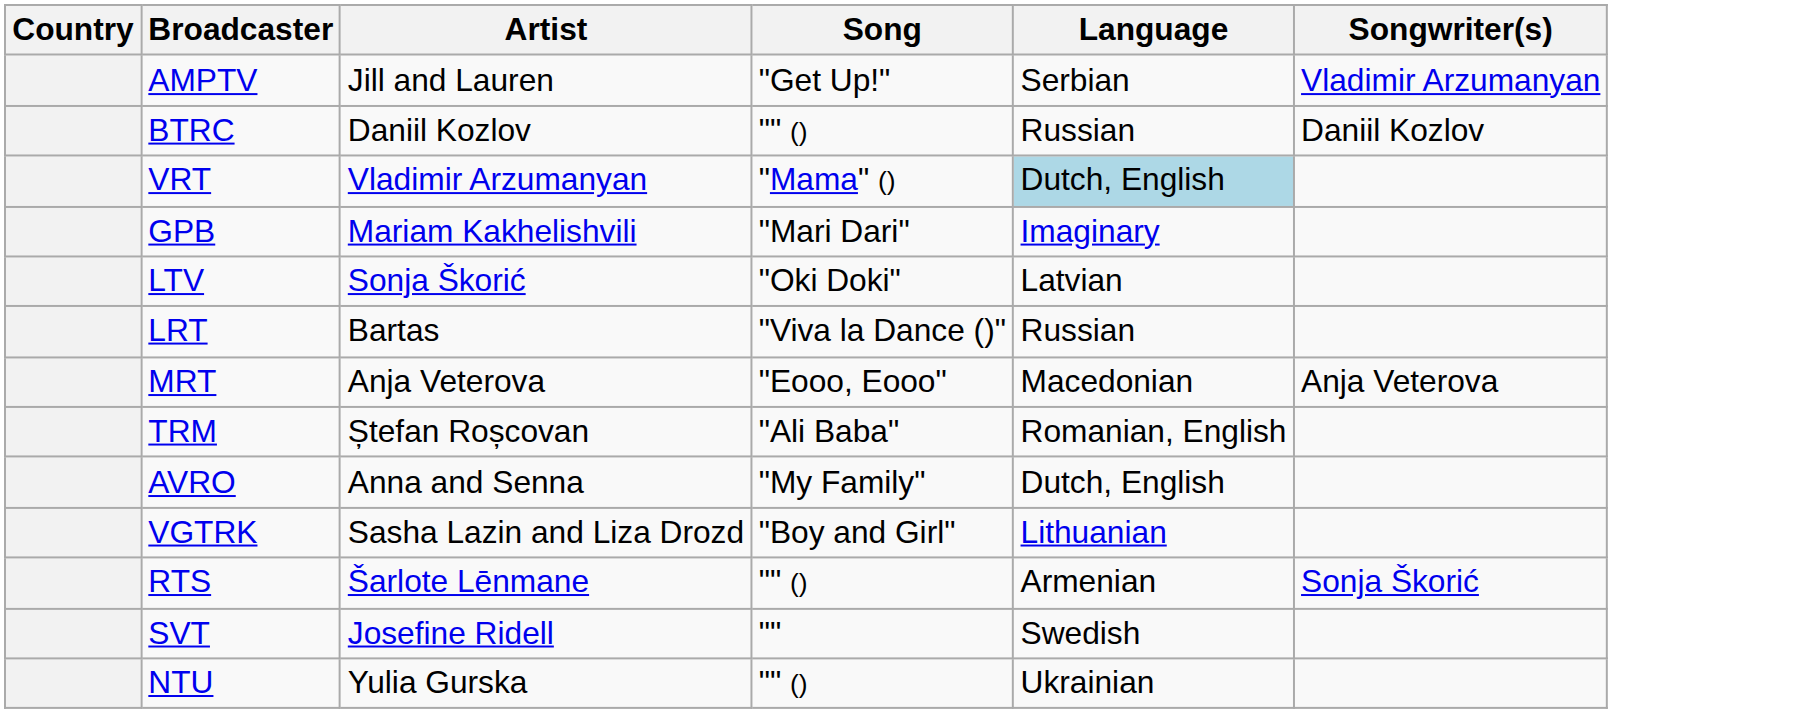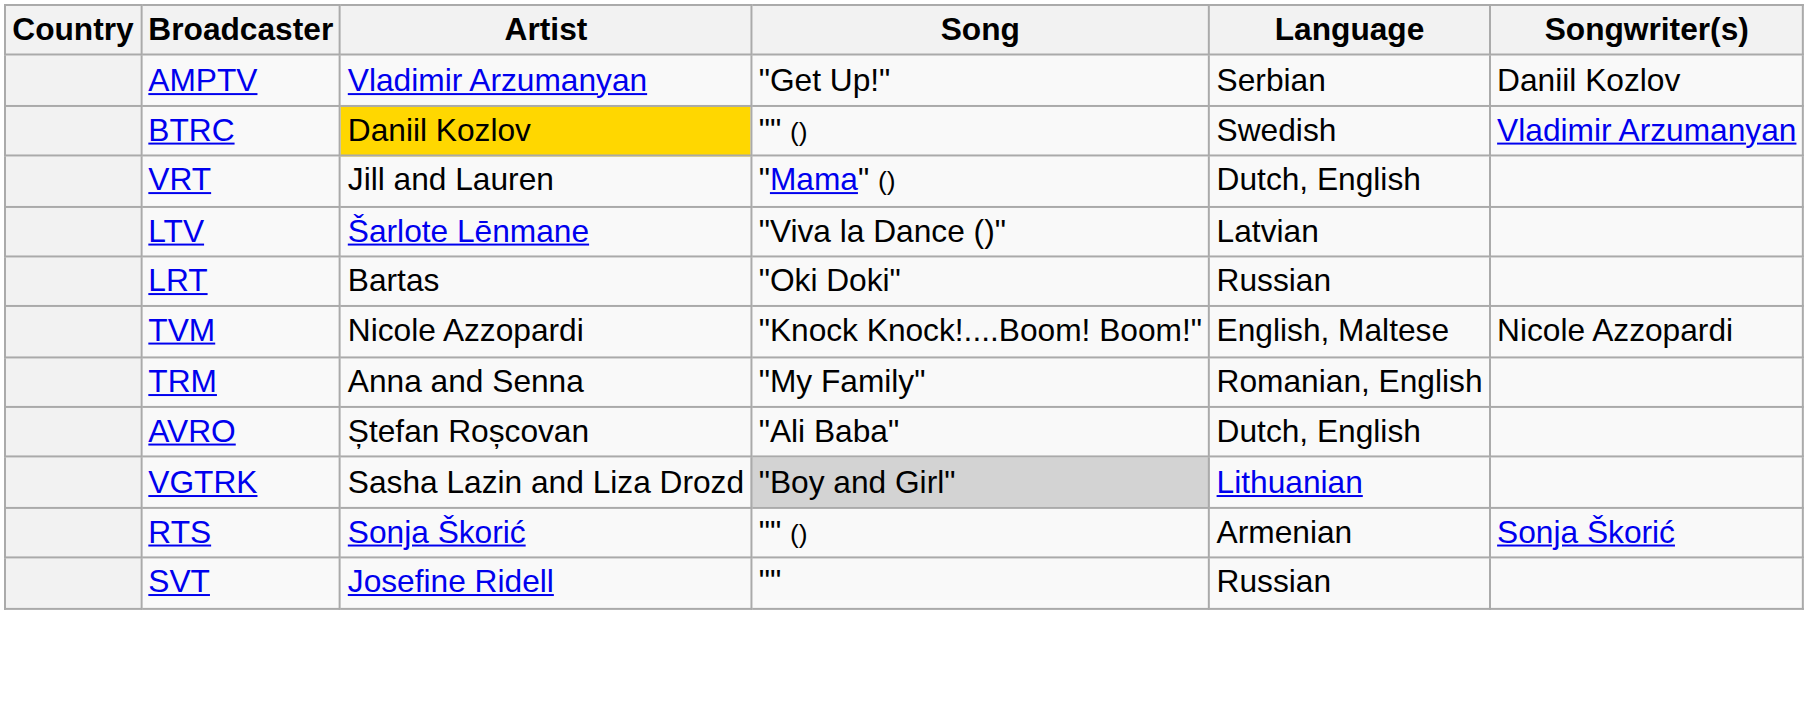(451, 79) Jill and Lauren -> (497, 79) Vladimir Arzumanyan
(1451, 79) Vladimir Arzumanyan -> (1589, 79) Daniil Kozlov
(439, 130) no background -> (439, 130) gold background
(1078, 130) Russian -> (1276, 130) Swedish
(1393, 130) Daniil Kozlov -> (1647, 130) Vladimir Arzumanyan
(497, 180) Vladimir Arzumanyan -> (451, 180) Jill and Lauren
(1123, 180) lightblue background -> (1319, 180) no background
- row: (182, 230)
(437, 280) Sonja Škorić -> (468, 230) Šarlote Lēnmane
(830, 280) "Oki Doki" -> (882, 230) "Viva la Dance ()"
(882, 331) "Viva la Dance ()" -> (830, 280) "Oki Doki"
- row: (182, 381)
+ row: (182, 331)
(468, 431) Ștefan Roșcovan -> (466, 381) Anna and Senna
(829, 431) "Ali Baba" -> (842, 381) "My Family"
(466, 481) Anna and Senna -> (468, 431) Ștefan Roșcovan
(842, 481) "My Family" -> (829, 431) "Ali Baba"
(857, 532) no background -> (857, 481) lightgrey background
(468, 582) Šarlote Lēnmane -> (437, 532) Sonja Škorić
(1080, 632) Swedish -> (1274, 582) Russian
- row: (181, 682)
